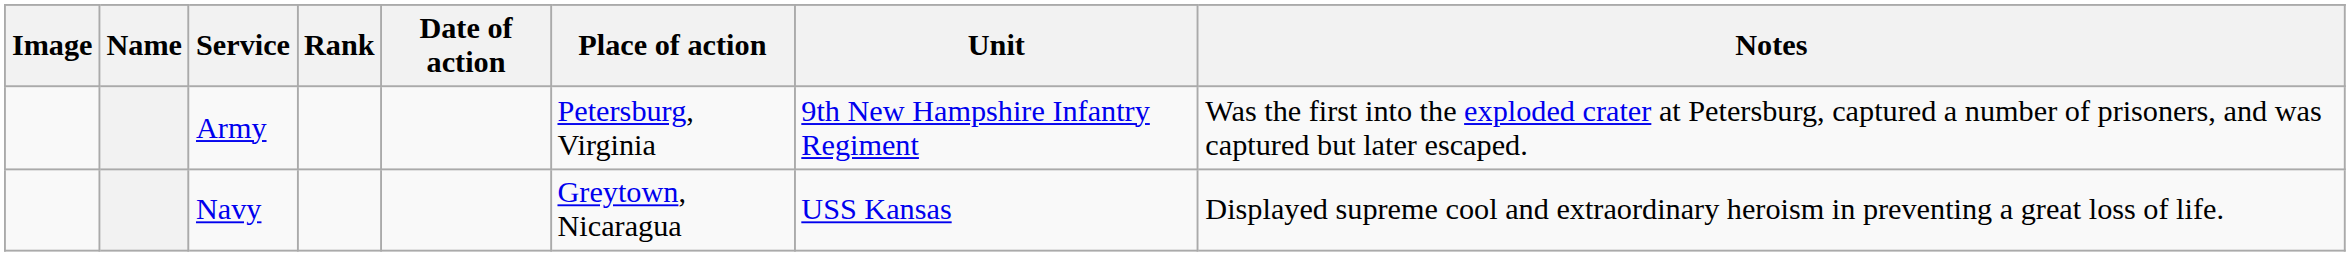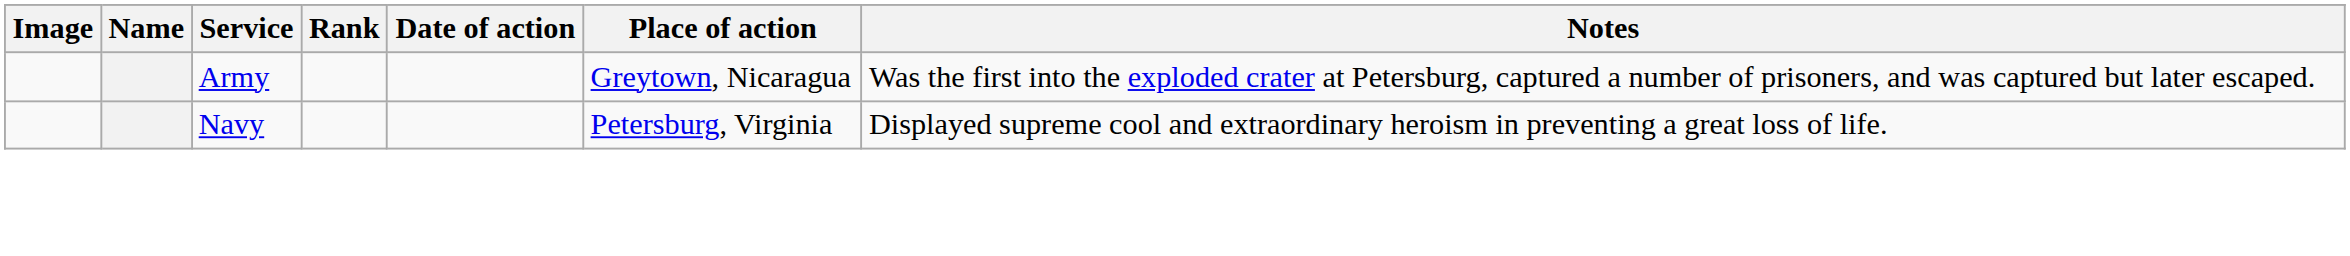- column: (996, 45)
(626, 127) Petersburg, Virginia -> (721, 76) Greytown, Nicaragua
(622, 209) Greytown, Nicaragua -> (711, 124) Petersburg, Virginia
